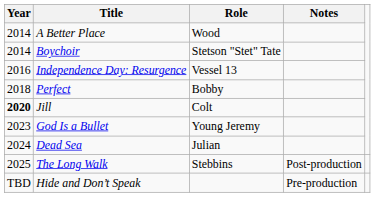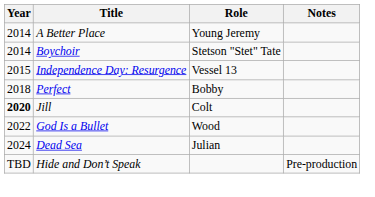(206, 32) Wood -> (226, 32) Young Jeremy
(19, 70) 2016 -> (19, 70) 2015
(19, 126) 2023 -> (19, 126) 2022
(226, 126) Young Jeremy -> (206, 126) Wood
- row: (72, 164)
